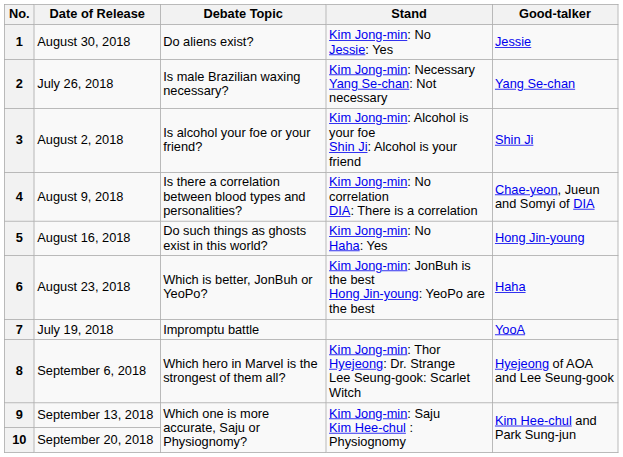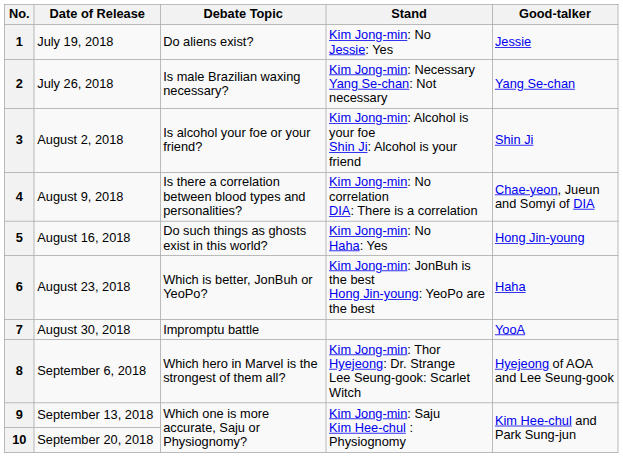(84, 42) August 30, 2018 -> (75, 42) July 19, 2018
(75, 329) July 19, 2018 -> (84, 329) August 30, 2018
